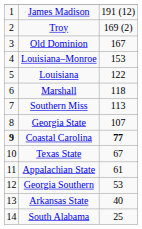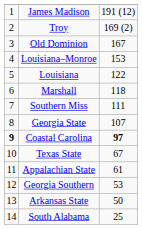(118, 106) 113 -> (118, 106) 111
(118, 138) 77 -> (118, 138) 97
(118, 201) 40 -> (118, 201) 50
